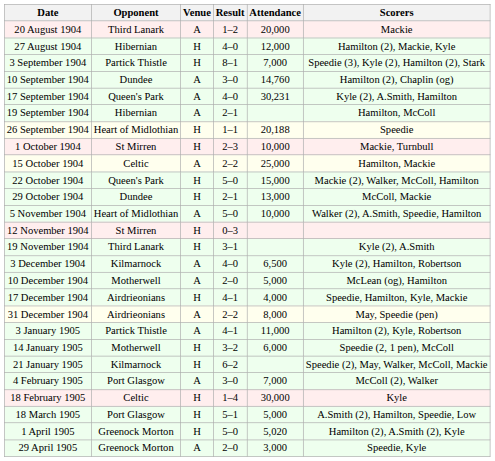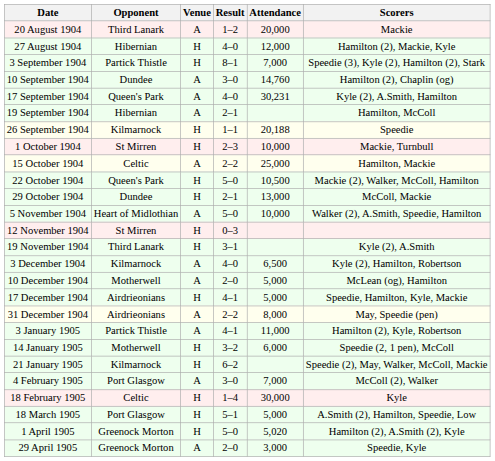(136, 130) Heart of Midlothian -> (136, 130) Kilmarnock
(275, 180) 15,000 -> (275, 180) 10,500
(275, 297) 4,000 -> (275, 297) 5,000
